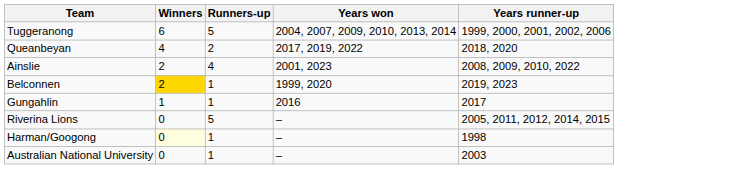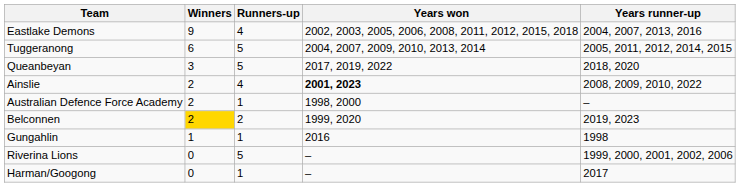+ row: (51, 31)
(536, 31) 1999, 2000, 2001, 2002, 2006 -> (658, 48) 2005, 2011, 2012, 2014, 2015
(162, 48) 4 -> (191, 66) 3
(211, 48) 2 -> (240, 66) 5
(304, 66) normal -> (333, 84) bold
+ row: (95, 102)
(211, 84) 1 -> (240, 119) 2
(474, 102) 2017 -> (596, 137) 1998
(536, 119) 2005, 2011, 2012, 2014, 2015 -> (658, 155) 1999, 2000, 2001, 2002, 2006
(162, 137) lightyellow background -> (191, 173) no background
(474, 137) 1998 -> (596, 173) 2017
- row: (80, 155)
